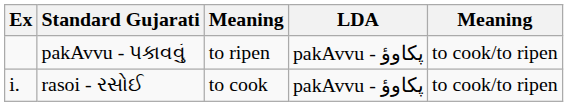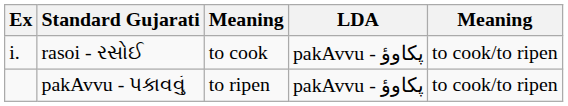rows swapped: (92, 85) <-> (113, 52)
